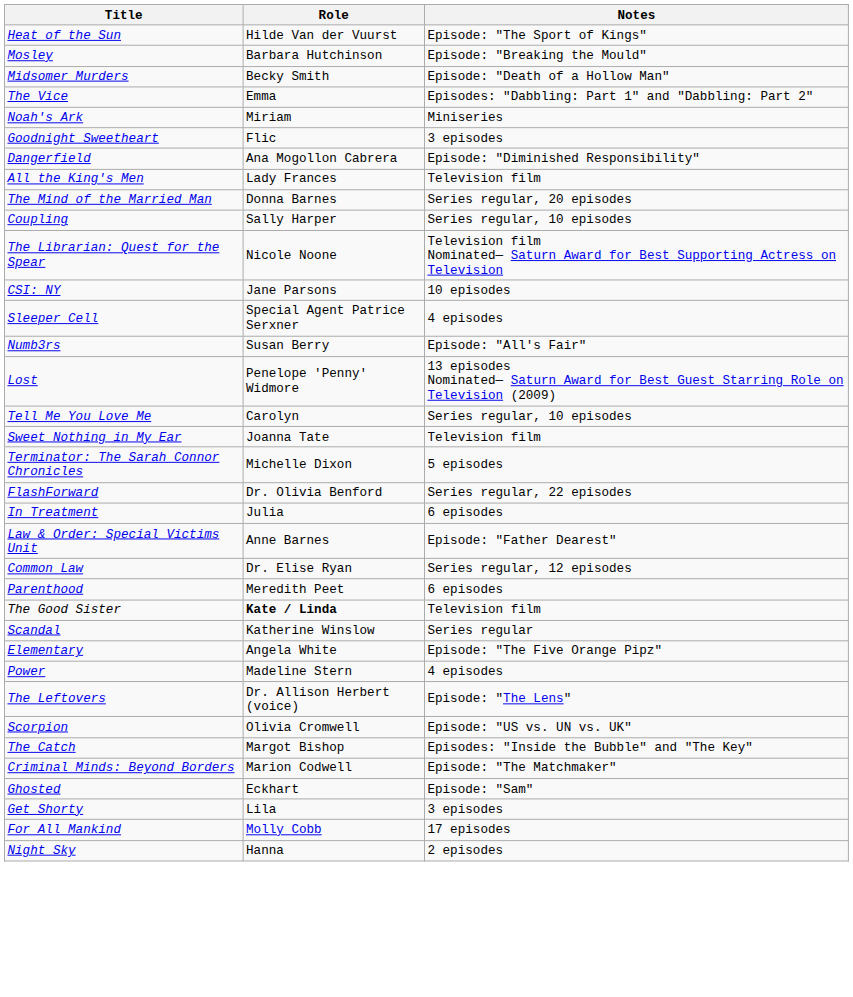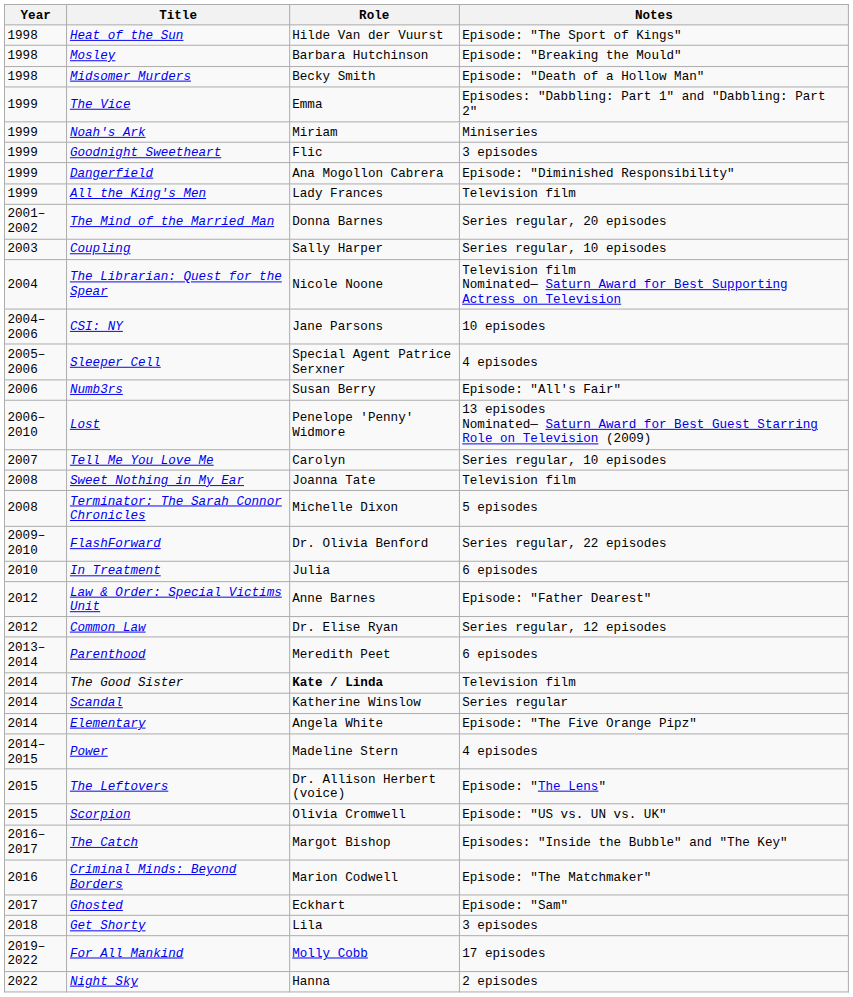+ column: (36, 15)
